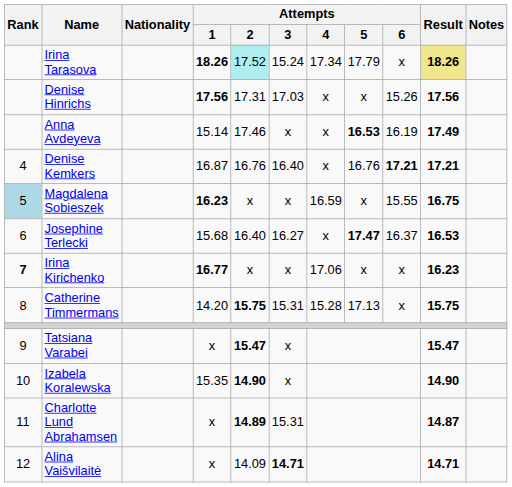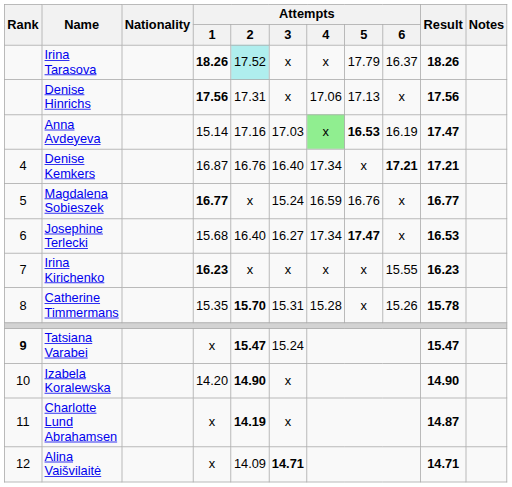(288, 62) 15.24 -> (288, 62) x
(326, 62) 17.34 -> (326, 62) x
(402, 62) x -> (402, 62) 16.37
(443, 62) khaki background -> (443, 62) no background
(288, 97) 17.03 -> (288, 97) x
(326, 97) x -> (326, 97) 17.06
(364, 97) x -> (364, 97) 17.13
(402, 97) 15.26 -> (402, 97) x
(250, 131) 17.46 -> (250, 131) 17.16
(288, 131) x -> (288, 131) 17.03
(326, 131) no background -> (326, 131) lightgreen background
(443, 131) 17.49 -> (443, 131) 17.47
(326, 166) x -> (326, 166) 17.34
(364, 166) 16.76 -> (364, 166) x
(23, 201) lightblue background -> (23, 201) no background
(212, 201) 16.23 -> (212, 201) 16.77
(288, 201) x -> (288, 201) 15.24
(364, 201) x -> (364, 201) 16.76
(402, 201) 15.55 -> (402, 201) x
(443, 201) 16.75 -> (443, 201) 16.77
(326, 235) x -> (326, 235) 17.34
(402, 235) 16.37 -> (402, 235) x
(23, 270) bold -> (23, 270) normal
(212, 270) 16.77 -> (212, 270) 16.23
(326, 270) 17.06 -> (326, 270) x
(402, 270) x -> (402, 270) 15.55
(212, 305) 14.20 -> (212, 305) 15.35
(250, 305) 15.75 -> (250, 305) 15.70
(364, 305) 17.13 -> (364, 305) x
(402, 305) x -> (402, 305) 15.26
(443, 305) 15.75 -> (443, 305) 15.78
(23, 345) normal -> (23, 345) bold
(288, 345) x -> (288, 345) 15.24
(212, 380) 15.35 -> (212, 380) 14.20
(250, 422) 14.89 -> (250, 422) 14.19
(288, 422) 15.31 -> (288, 422) x
